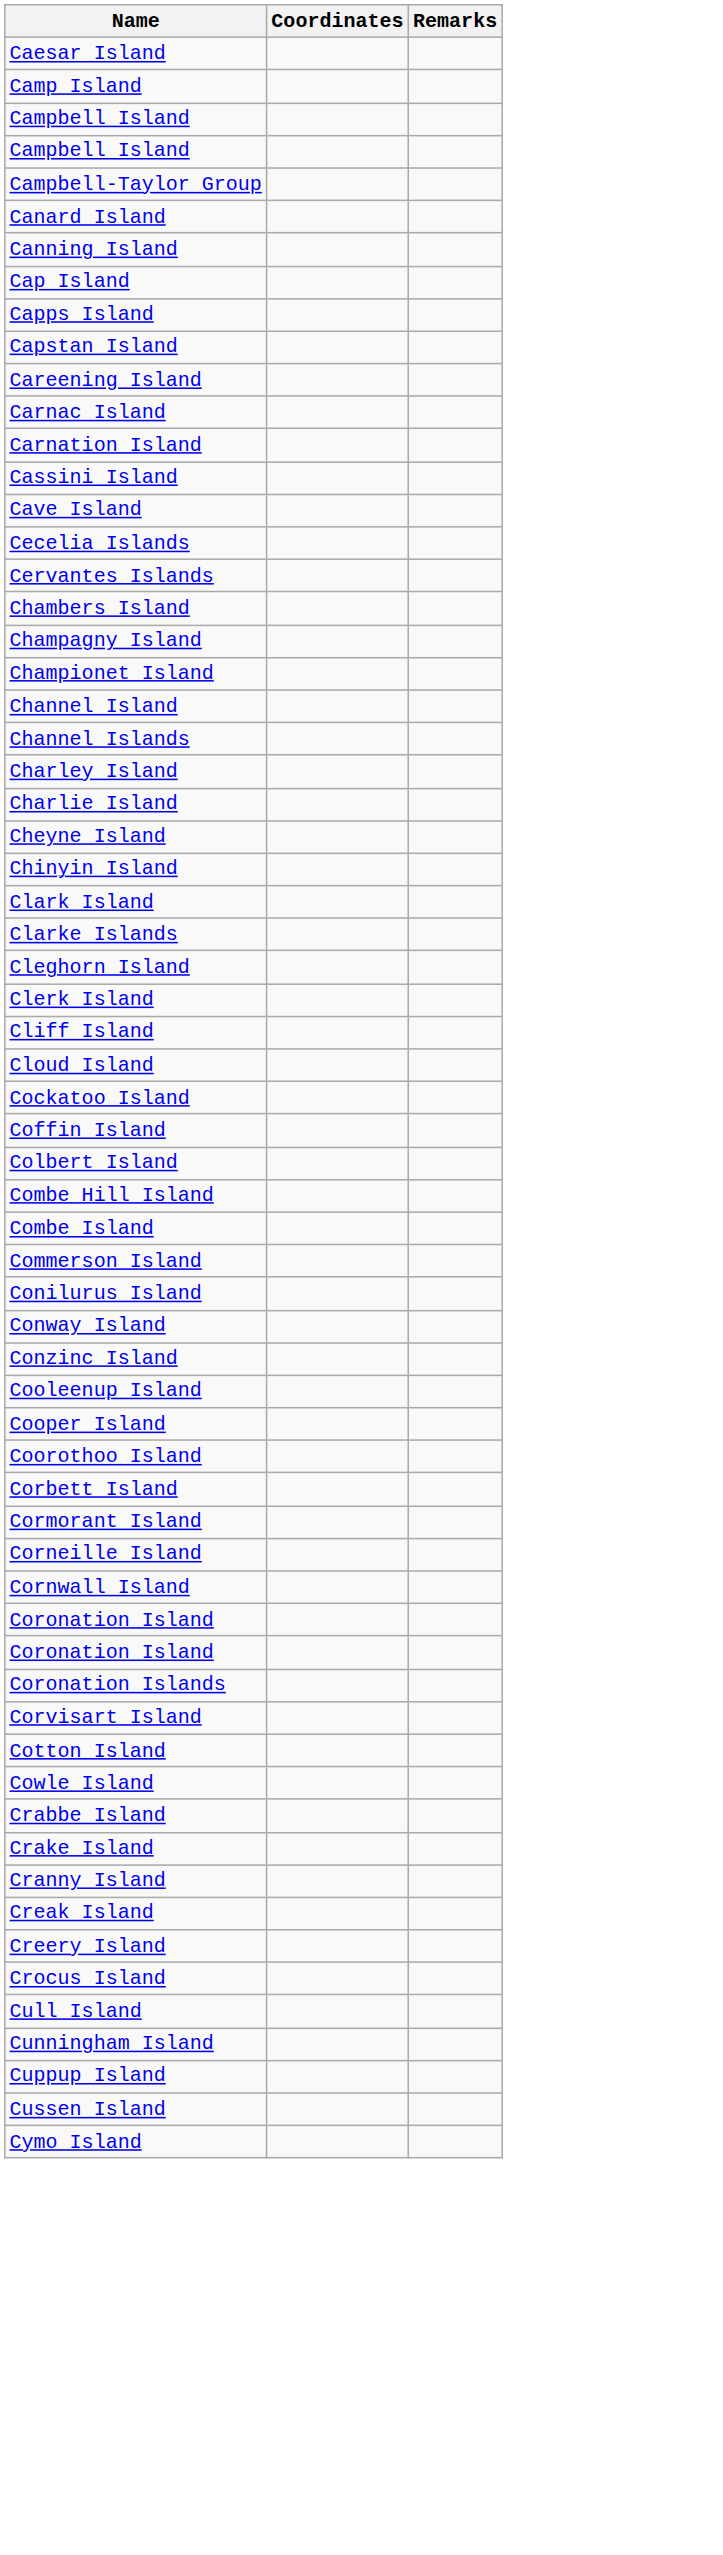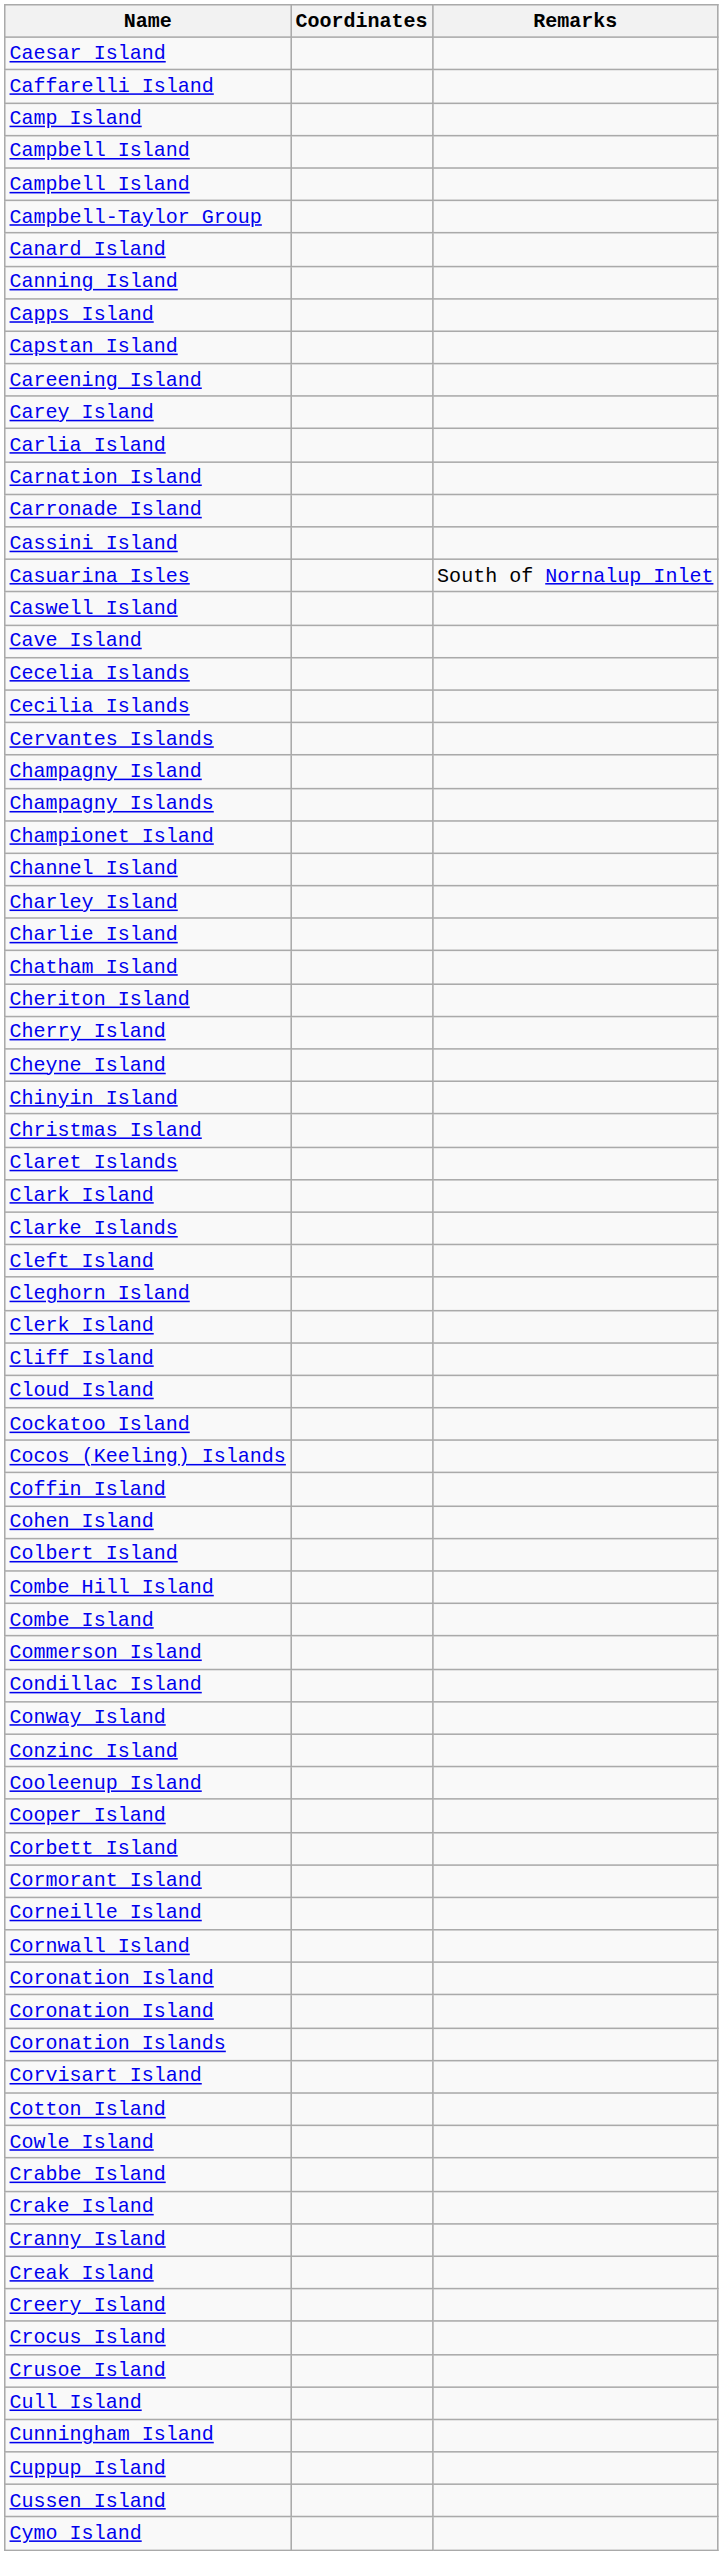+ row: (112, 86)
- row: (70, 282)
+ row: (82, 413)
+ row: (88, 445)
- row: (88, 413)
+ row: (106, 511)
+ row: (100, 576)
+ row: (94, 608)
+ row: (100, 706)
- row: (100, 608)
+ row: (112, 804)
- row: (100, 739)
+ row: (94, 967)
+ row: (100, 1000)
+ row: (88, 1033)
+ row: (106, 1130)
+ row: (94, 1163)
+ row: (82, 1261)
+ row: (148, 1457)
+ row: (82, 1522)
+ row: (106, 1685)
- row: (106, 1294)
- row: (106, 1457)
+ row: (88, 2370)
